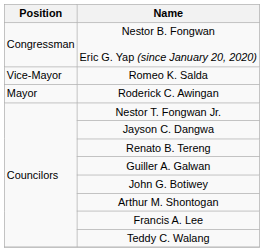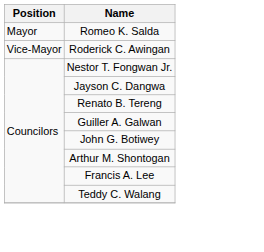- row: (168, 44)
(34, 76) Vice-Mayor -> (22, 31) Mayor
(22, 94) Mayor -> (34, 49) Vice-Mayor
